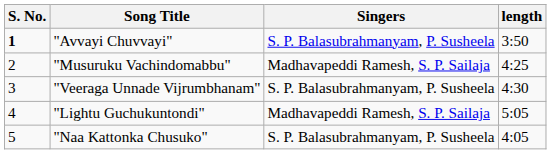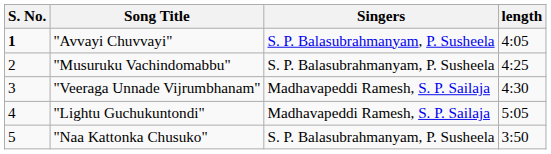(515, 40) 3:50 -> (515, 40) 4:05
(379, 64) Madhavapeddi Ramesh, S. P. Sailaja -> (381, 64) S. P. Balasubrahmanyam, P. Susheela
(381, 88) S. P. Balasubrahmanyam, P. Susheela -> (379, 88) Madhavapeddi Ramesh, S. P. Sailaja
(515, 137) 4:05 -> (515, 137) 3:50
